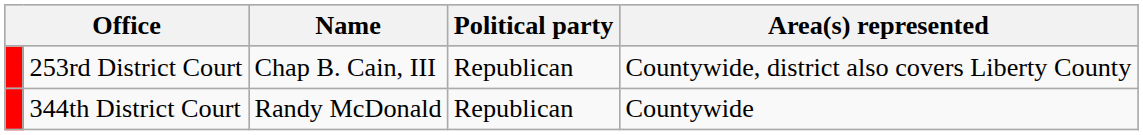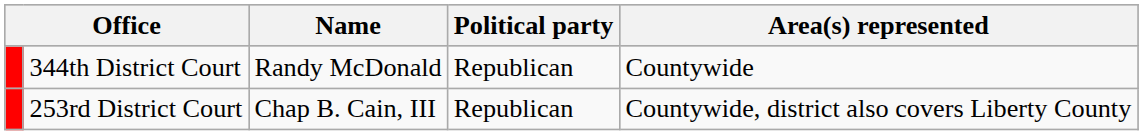rows swapped: (136, 66) <-> (135, 108)
